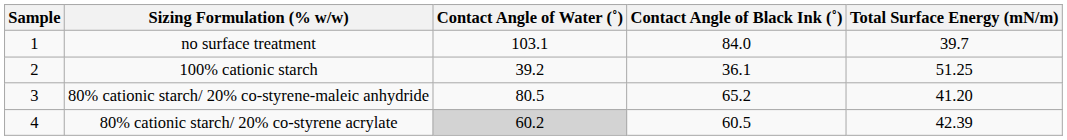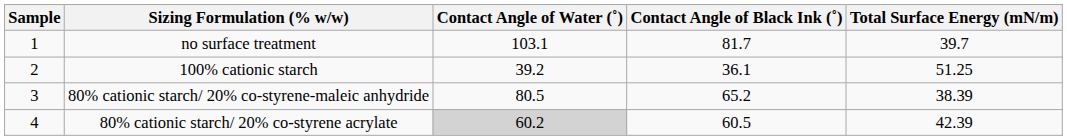(736, 43) 84.0 -> (736, 43) 81.7
(954, 95) 41.20 -> (954, 95) 38.39
